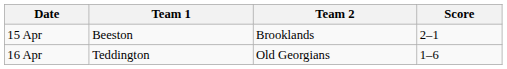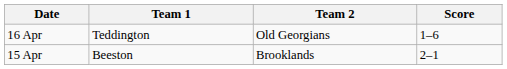rows swapped: (25, 34) <-> (25, 54)
